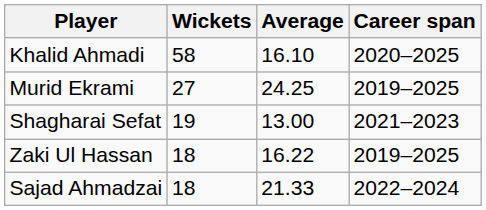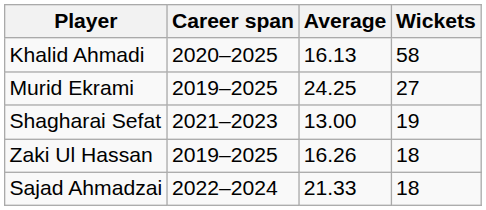columns swapped: (212, 21) <-> (415, 21)
(288, 54) 16.10 -> (330, 54) 16.13
(288, 155) 16.22 -> (330, 155) 16.26
